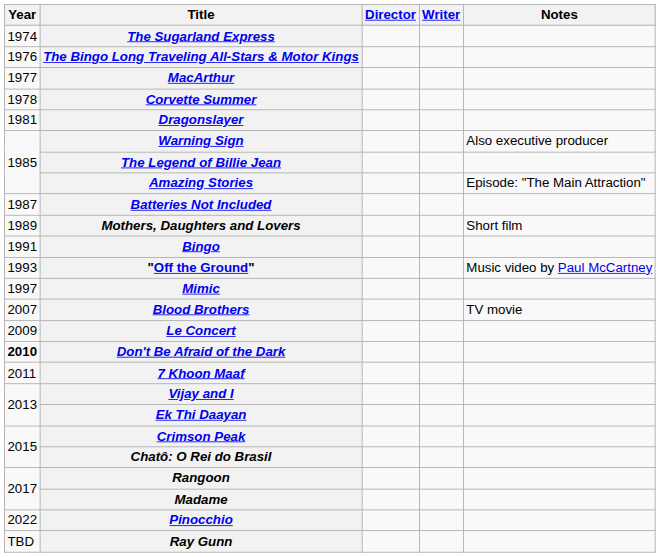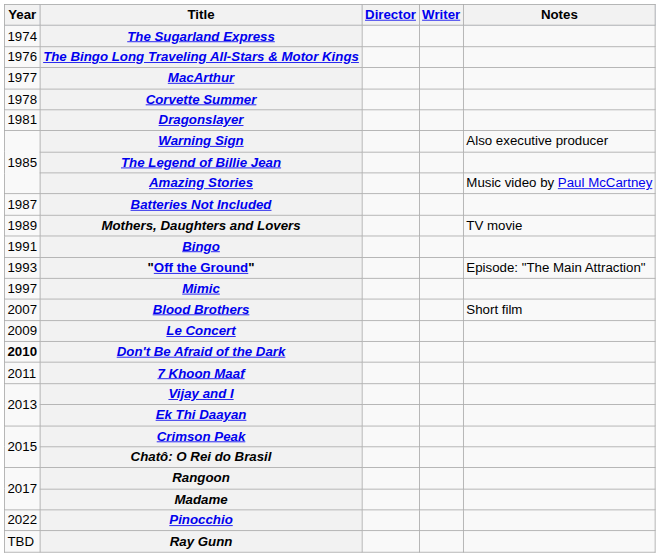(556, 183) Episode: "The Main Attraction" -> (559, 183) Music video by Paul McCartney
(494, 225) Short film -> (494, 225) TV movie
(559, 267) Music video by Paul McCartney -> (556, 267) Episode: "The Main Attraction"
(494, 309) TV movie -> (494, 309) Short film
